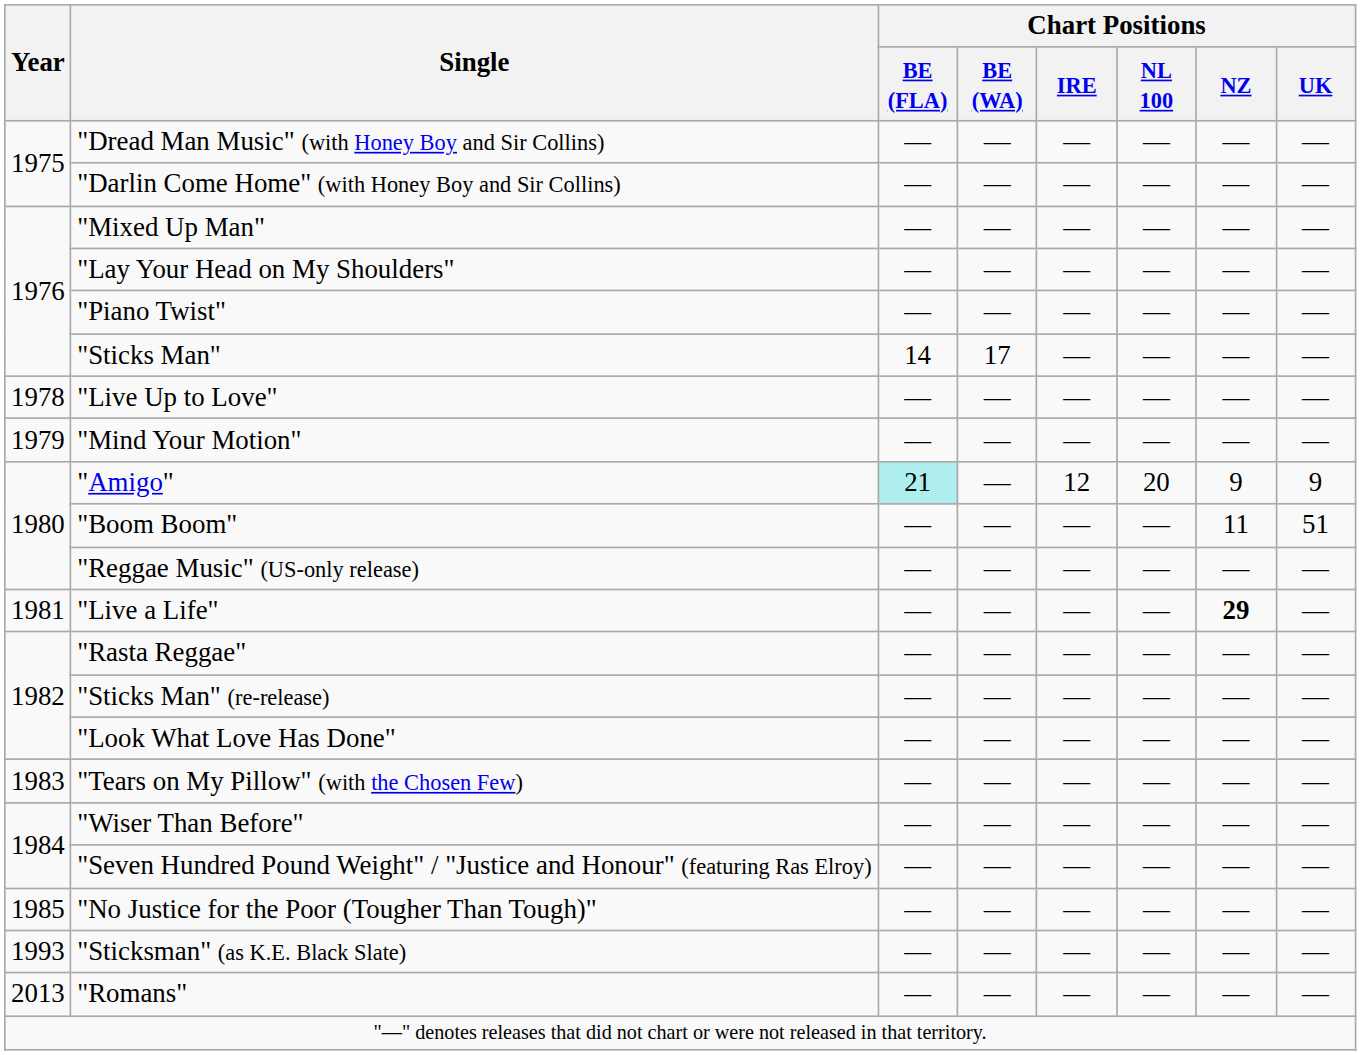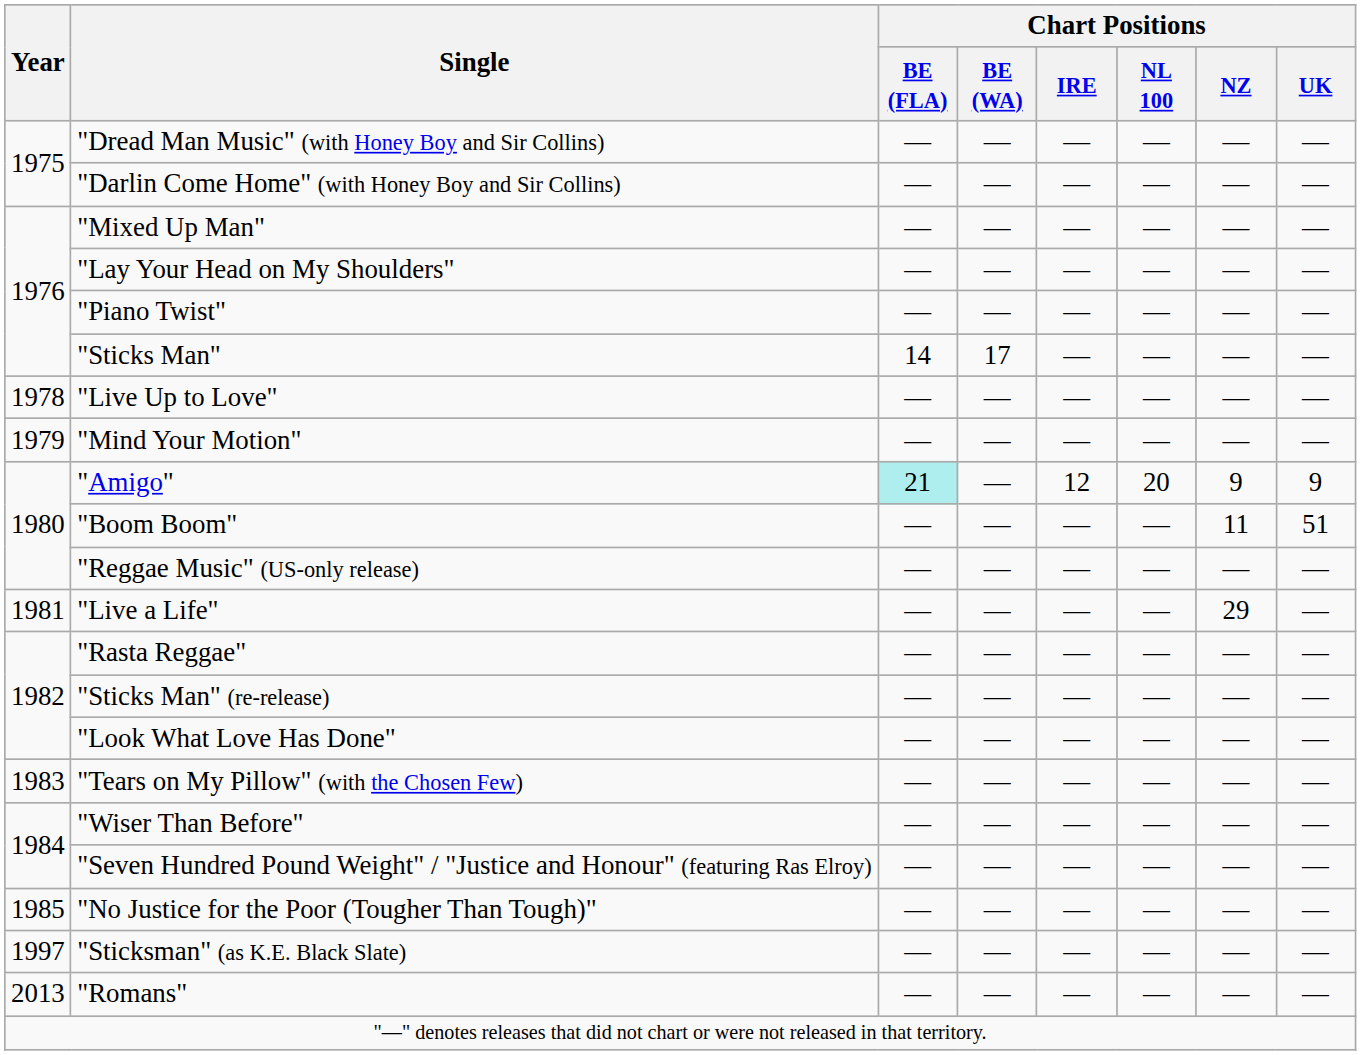(1236, 610) bold -> (1236, 610) normal
(38, 951) 1993 -> (38, 951) 1997
